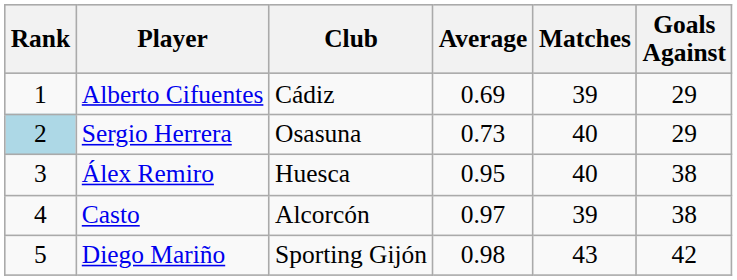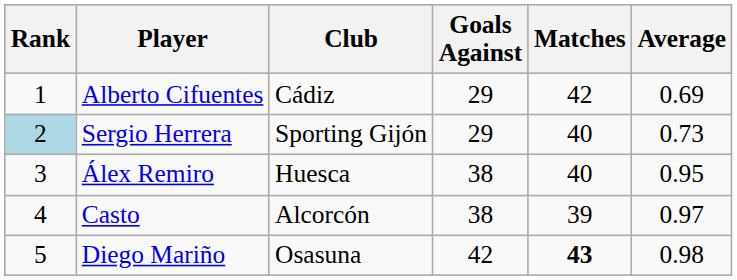columns swapped: (684, 38) <-> (483, 38)
(585, 93) 39 -> (580, 93) 42
(318, 133) Osasuna -> (351, 133) Sporting Gijón
(351, 255) Sporting Gijón -> (318, 255) Osasuna
(585, 255) normal -> (580, 255) bold
